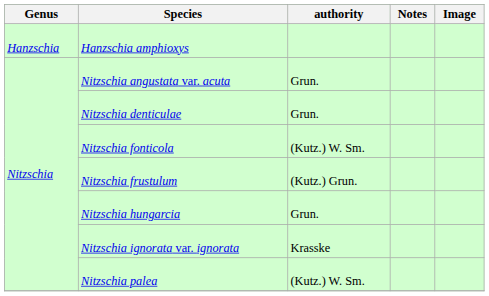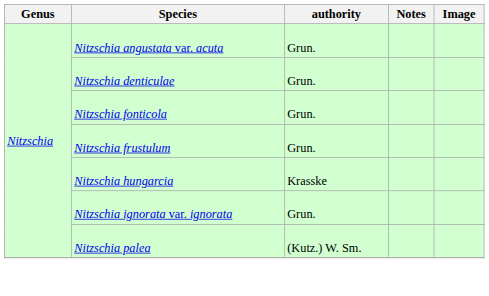- row: (135, 47)
(328, 147) (Kutz.) W. Sm. -> (301, 114) Grun.
(324, 181) (Kutz.) Grun. -> (301, 147) Grun.
(305, 214) Grun. -> (307, 181) Krasske
(310, 248) Krasske -> (301, 214) Grun.
